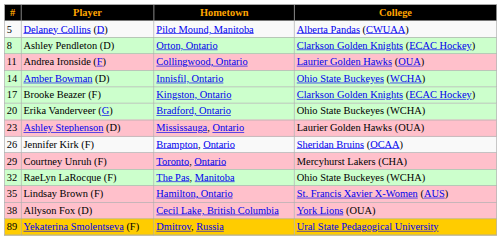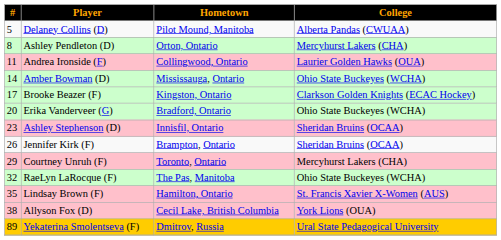(386, 45) Clarkson Golden Knights (ECAC Hockey) -> (352, 45) Mercyhurst Lakers (CHA)
(190, 78) Innisfil, Ontario -> (200, 78) Mississauga, Ontario
(200, 128) Mississauga, Ontario -> (190, 128) Innisfil, Ontario
(360, 128) Laurier Golden Hawks (OUA) -> (350, 128) Sheridan Bruins (OCAA)
